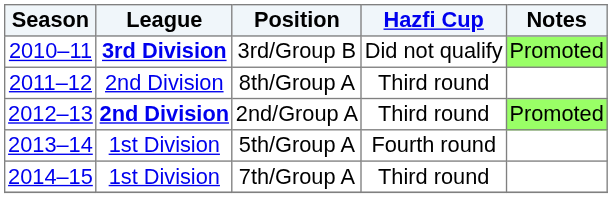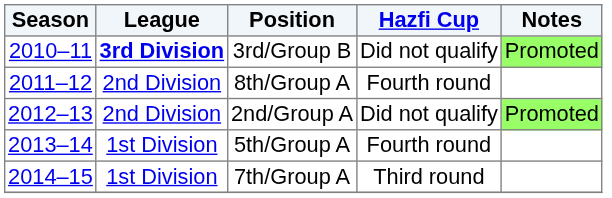(434, 82) Third round -> (429, 82) Fourth round
(164, 113) bold -> (162, 113) normal
(434, 113) Third round -> (429, 113) Did not qualify
